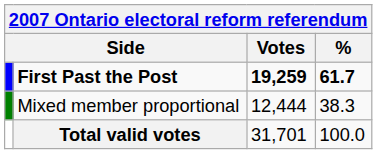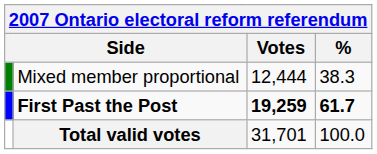rows swapped: (97, 77) <-> (128, 106)
